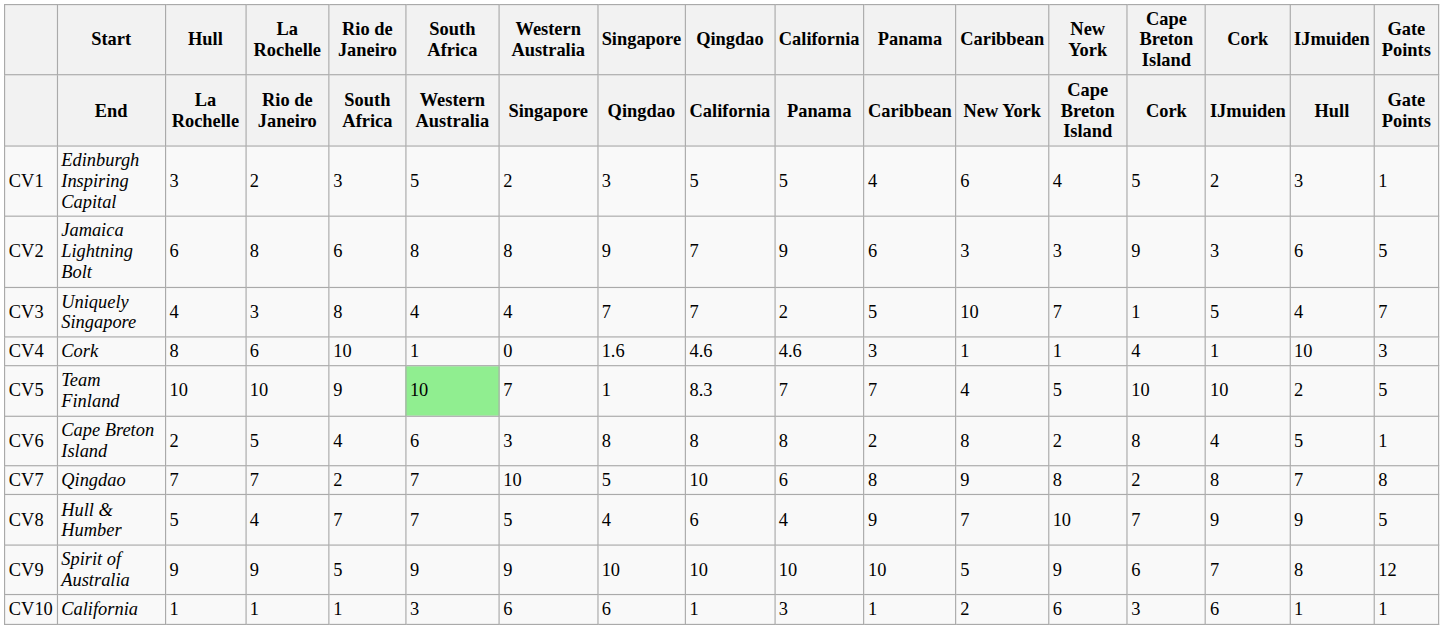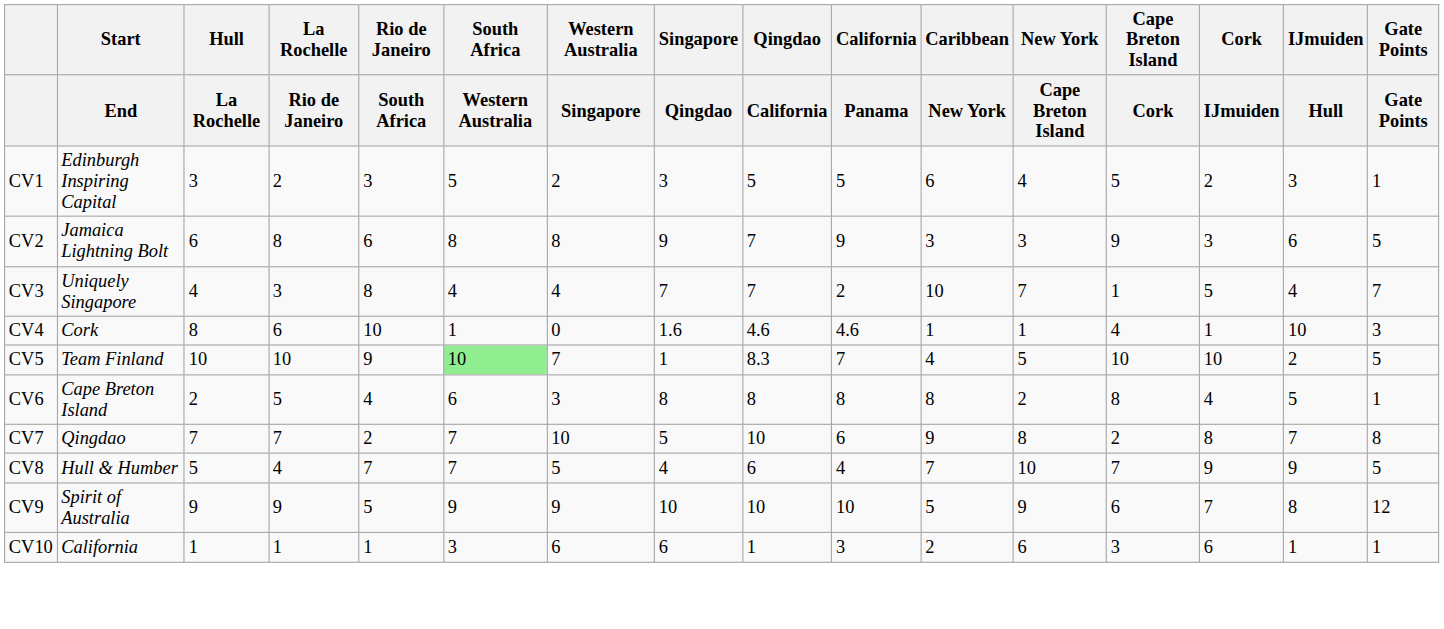- column: (910, 110)
